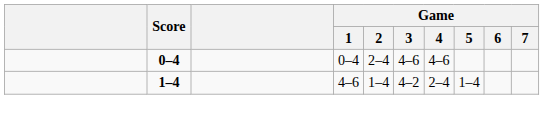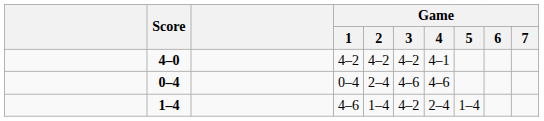+ row: (169, 60)
